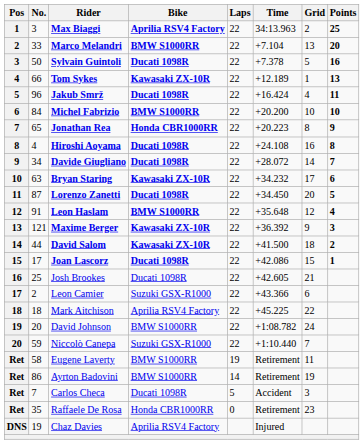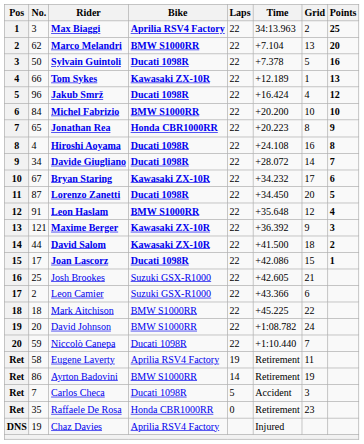(36, 46) 33 -> (36, 46) 62
(334, 95) 11 -> (335, 95) 12
(36, 178) 63 -> (36, 178) 67
(159, 277) Ducati 1098R -> (171, 277) Suzuki GSX-R1000
(175, 310) Aprilia RSV4 Factory -> (164, 310) BMW S1000RR
(171, 343) Suzuki GSX-R1000 -> (159, 343) Ducati 1098R
(164, 360) BMW S1000RR -> (175, 360) Aprilia RSV4 Factory
